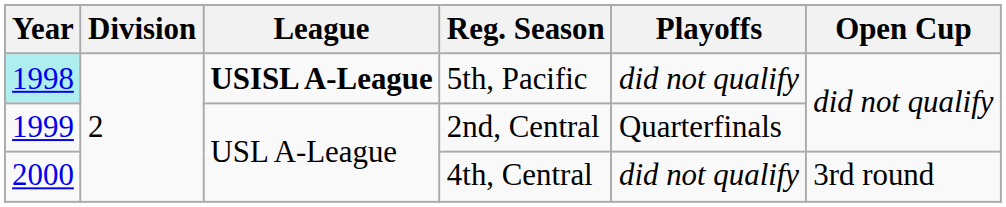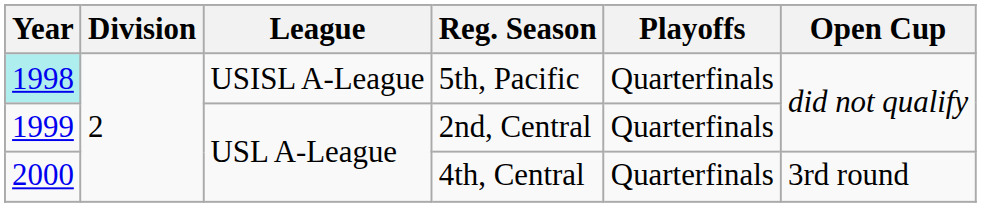(322, 77) bold -> (317, 77) normal
(709, 77) did not qualify -> (692, 77) Quarterfinals
(709, 175) did not qualify -> (692, 175) Quarterfinals
